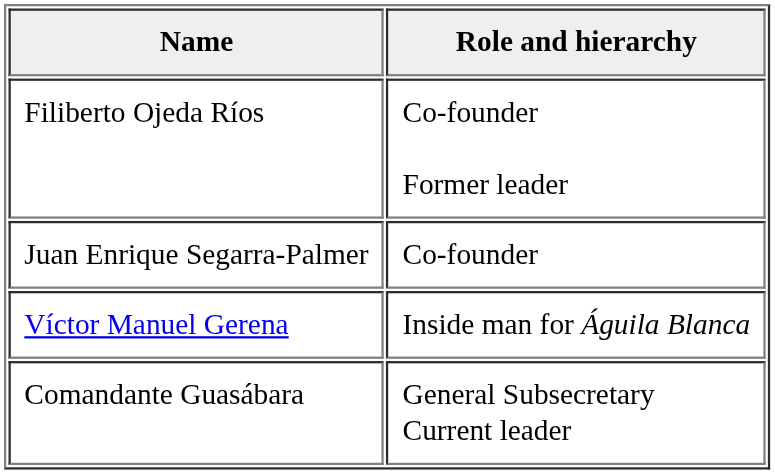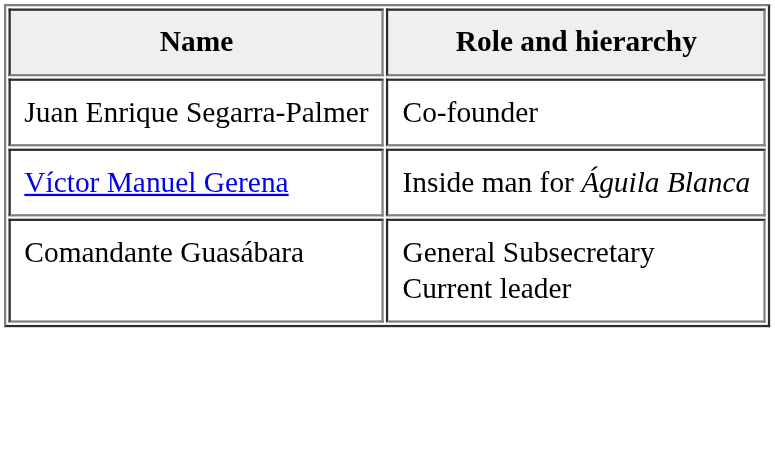- row: (144, 111)
